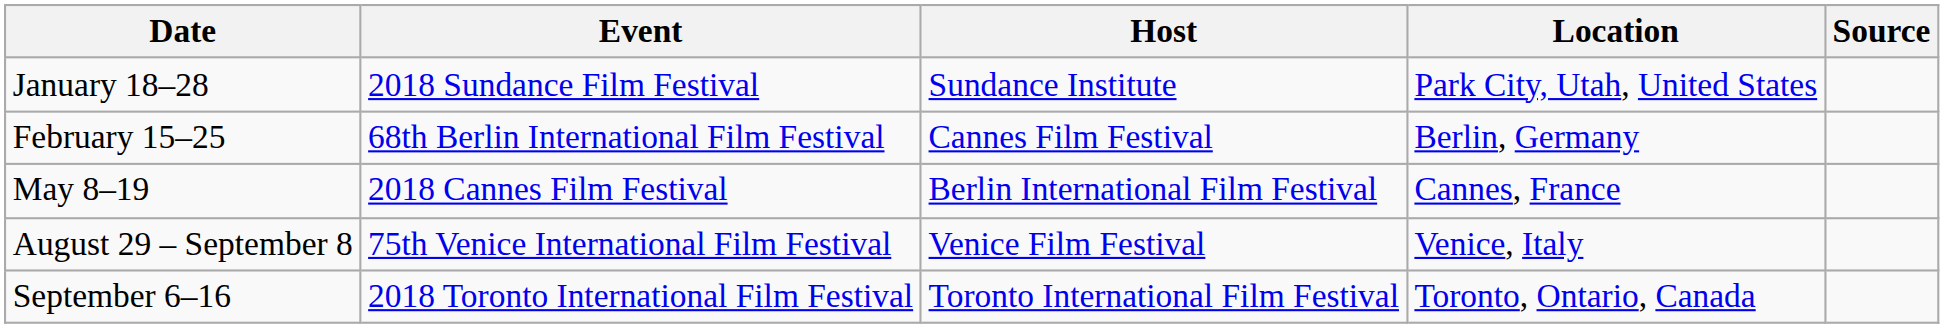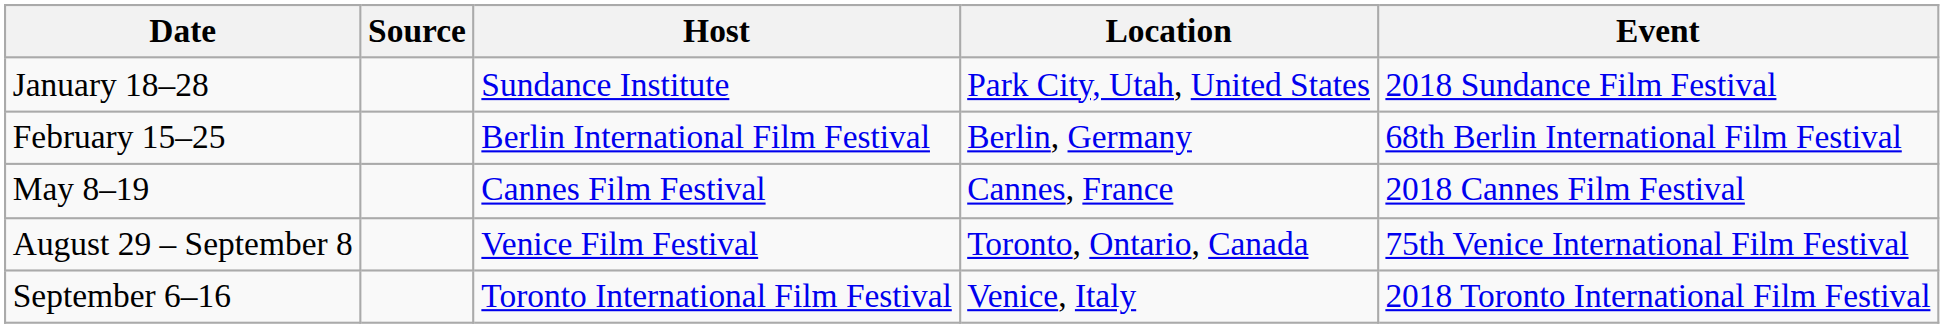columns swapped: (641, 31) <-> (1882, 31)
(1071, 137) Cannes Film Festival -> (706, 137) Berlin International Film Festival
(1153, 190) Berlin International Film Festival -> (623, 190) Cannes Film Festival
(1499, 243) Venice, Italy -> (1138, 243) Toronto, Ontario, Canada
(1585, 296) Toronto, Ontario, Canada -> (1052, 296) Venice, Italy
